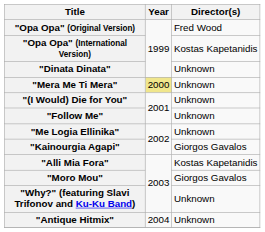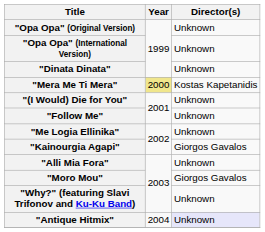(198, 27) Fred Wood -> (194, 27) Unknown
(216, 48) Kostas Kapetanidis -> (194, 48) Unknown
(194, 85) Unknown -> (216, 85) Kostas Kapetanidis
(216, 162) Kostas Kapetanidis -> (194, 162) Unknown
(194, 219) no background -> (194, 219) lavender background
